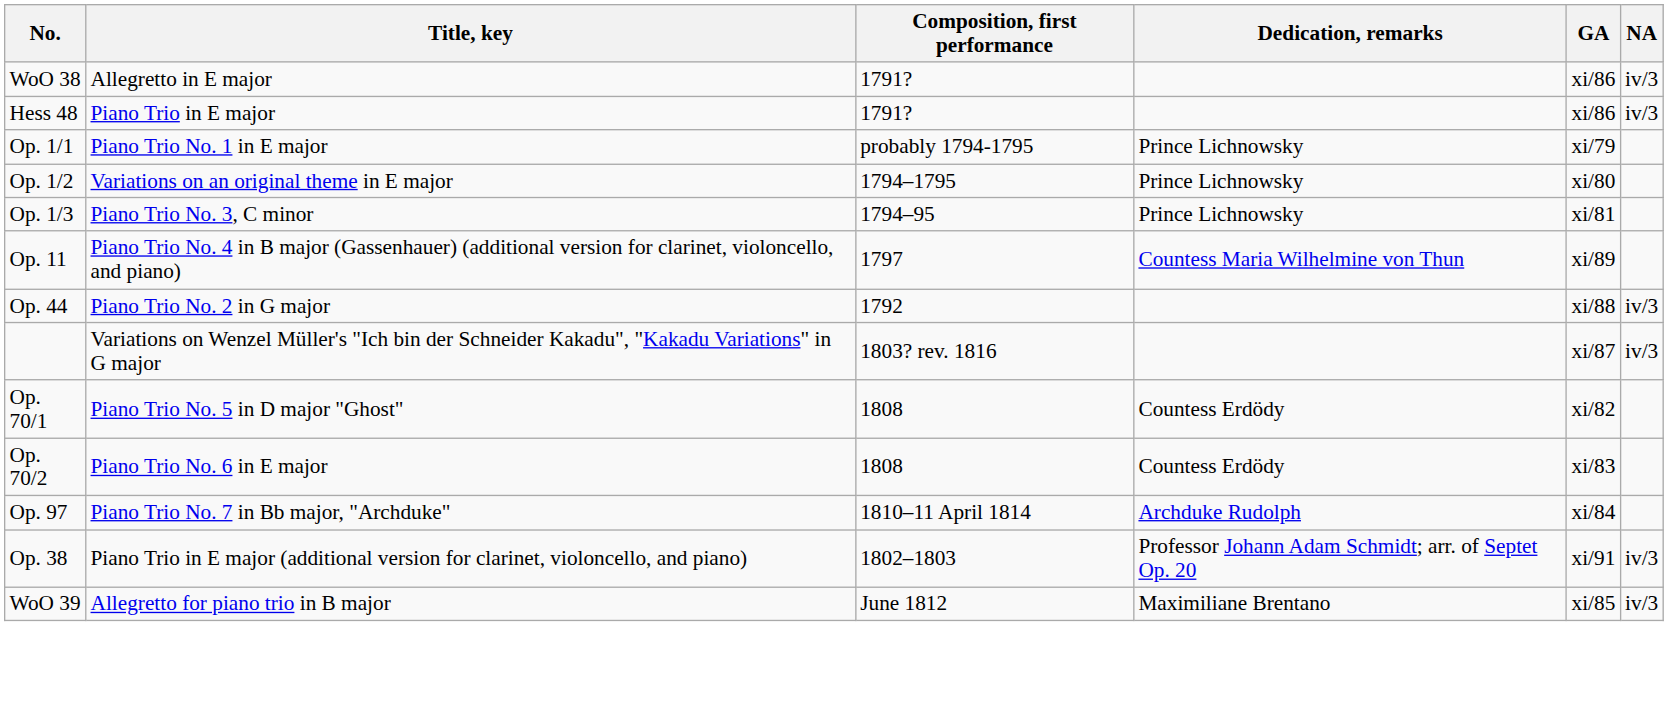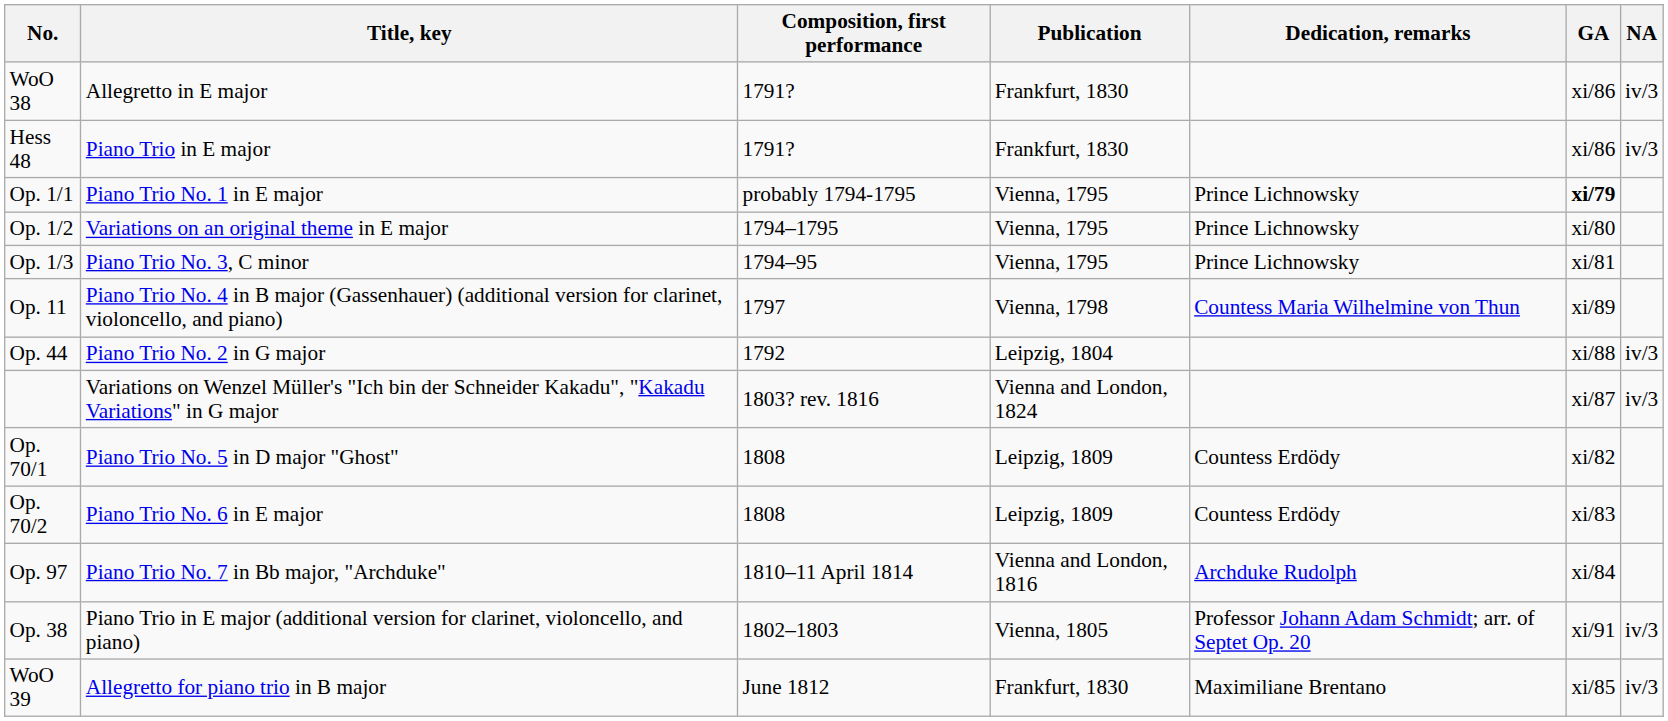+ column: (1090, 33)
(1593, 146) normal -> (1593, 194) bold
